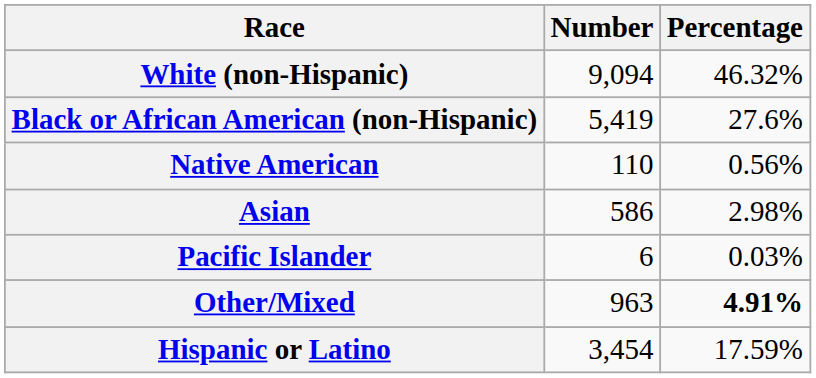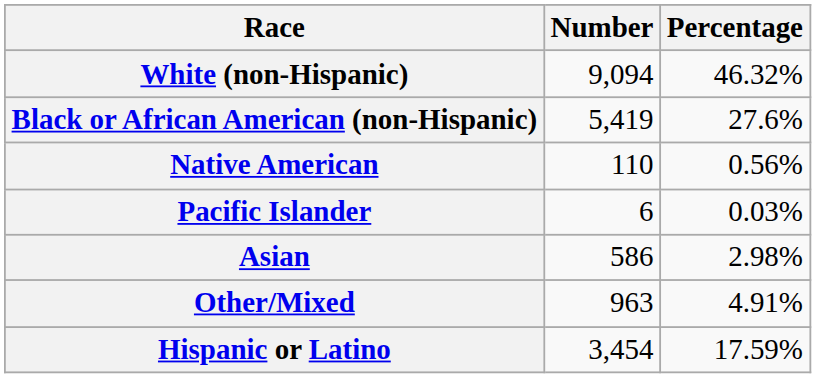rows swapped: (274, 211) <-> (274, 257)
(763, 303) bold -> (766, 303) normal
